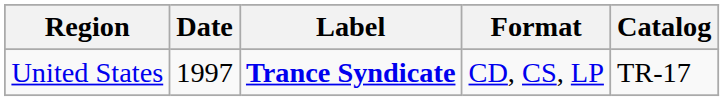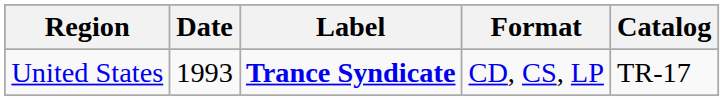(205, 71) 1997 -> (205, 71) 1993
